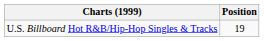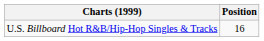(239, 28) 19 -> (239, 28) 16
